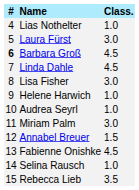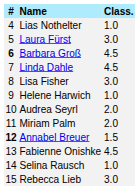(111, 109) 1.0 -> (111, 109) 2.0
(111, 123) 3.0 -> (111, 123) 2.0
(11, 137) normal -> (11, 137) bold
(111, 179) 3.5 -> (111, 179) 3.0
